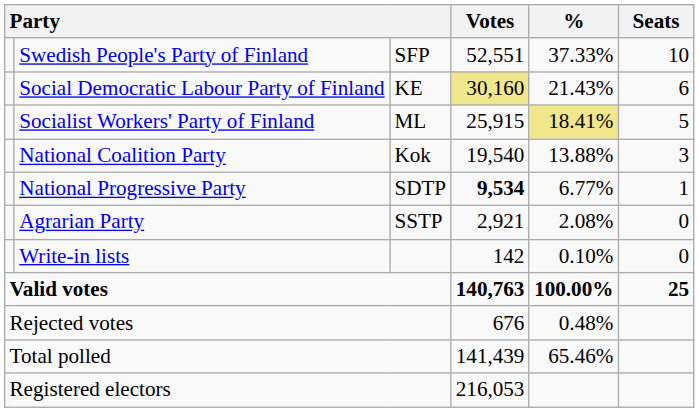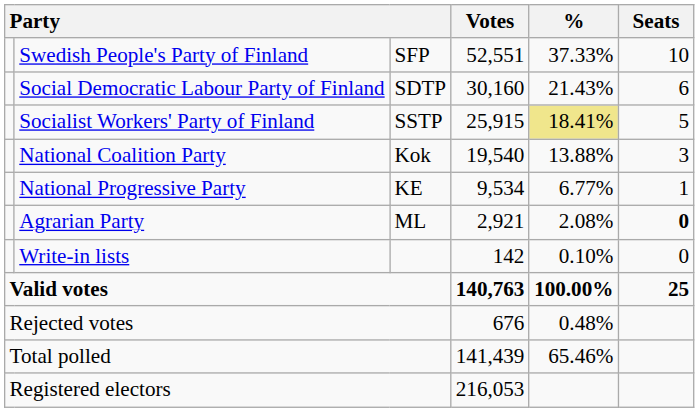(408, 88) KE -> (420, 88) SDTP
(495, 88) khaki background -> (495, 88) no background
(410, 121) ML -> (418, 121) SSTP
(420, 188) SDTP -> (408, 188) KE
(501, 188) bold -> (501, 188) normal
(418, 222) SSTP -> (410, 222) ML
(684, 222) normal -> (684, 222) bold
